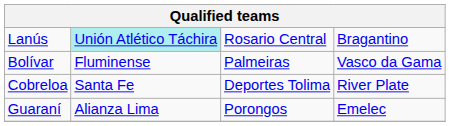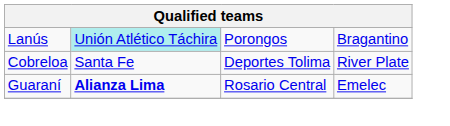(275, 39) Rosario Central -> (256, 39) Porongos
- row: (31, 62)
(117, 109) normal -> (119, 86) bold
(256, 109) Porongos -> (275, 86) Rosario Central
